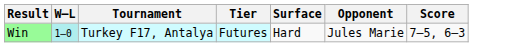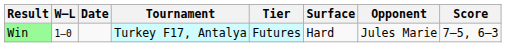+ column: (95, 14)
(63, 34) paleturquoise background -> (63, 34) no background
